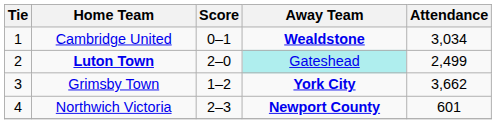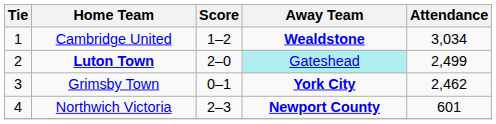(219, 38) 0–1 -> (219, 38) 1–2
(219, 84) 1–2 -> (219, 84) 0–1
(449, 84) 3,662 -> (449, 84) 2,462
